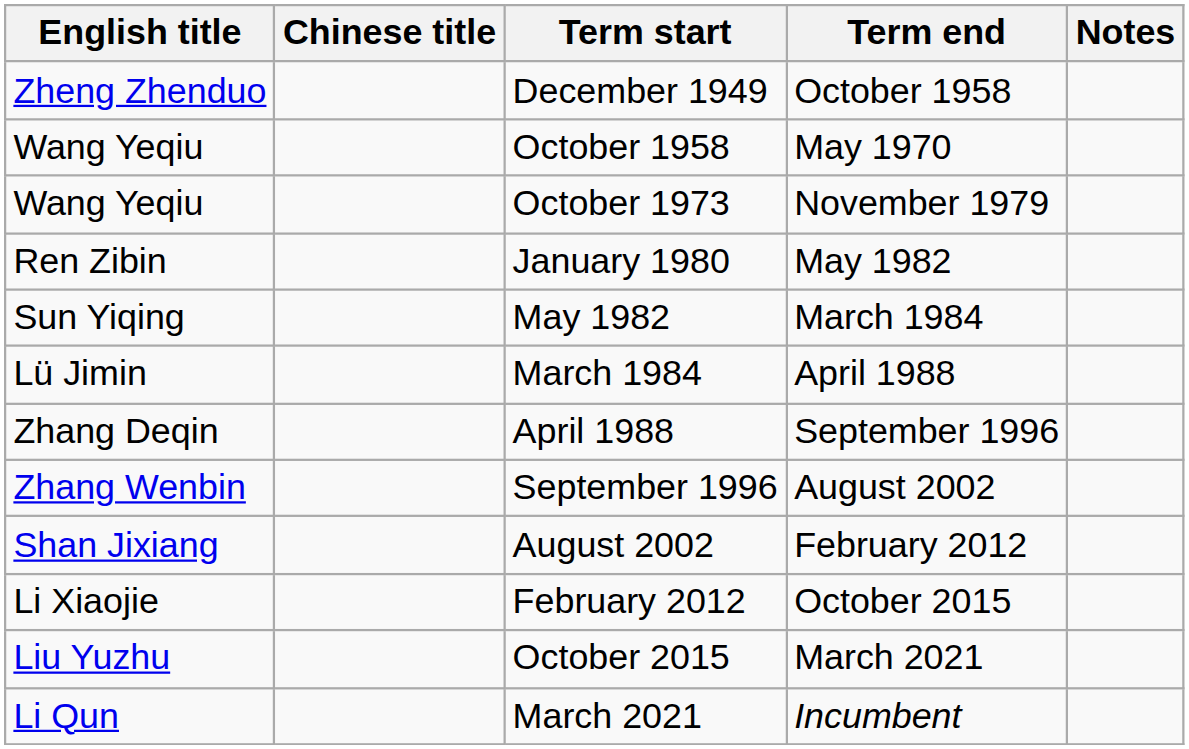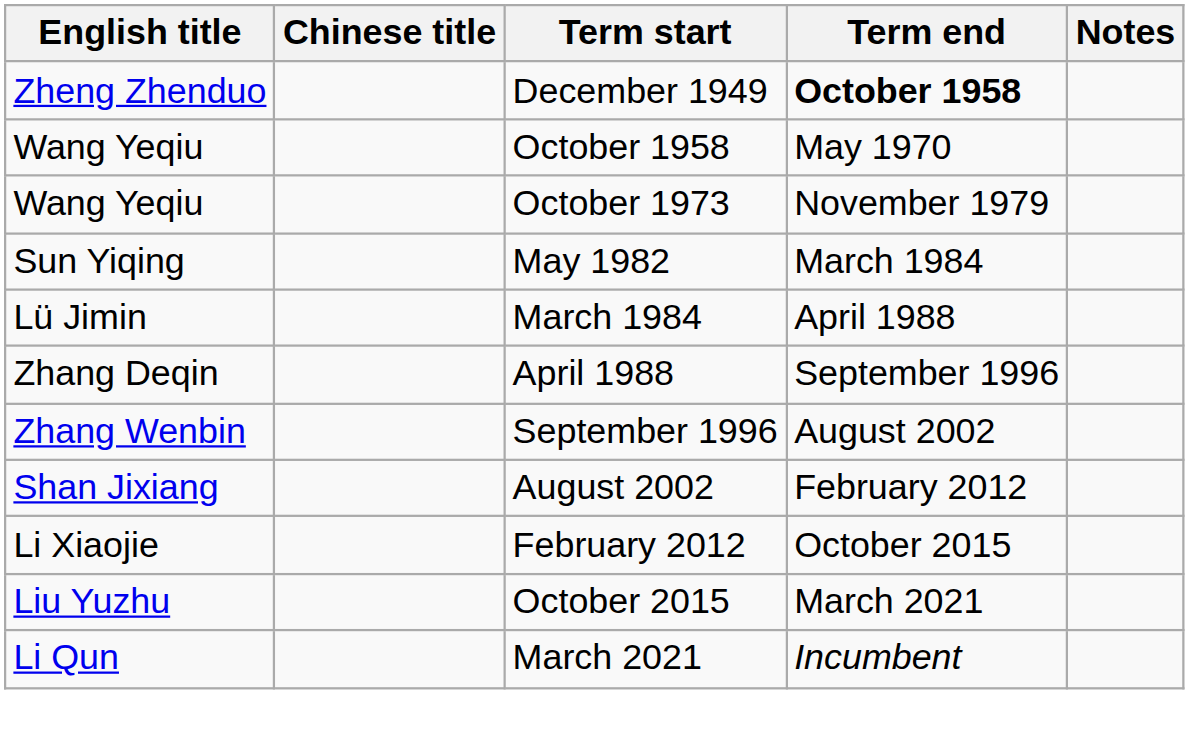(903, 89) normal -> (908, 89) bold
- row: (621, 260)
